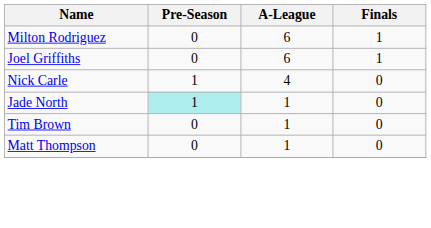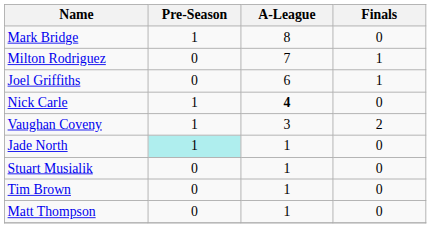+ row: (43, 37)
(287, 37) 6 -> (287, 59) 7
(287, 80) normal -> (287, 102) bold
+ row: (55, 124)
+ row: (50, 168)
